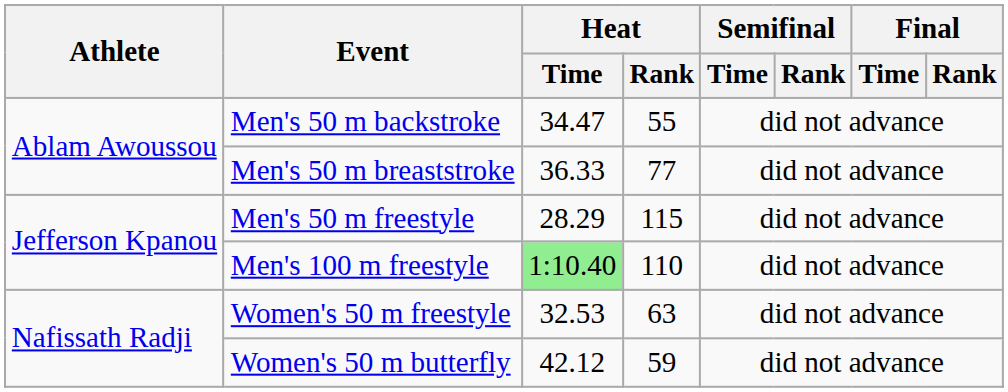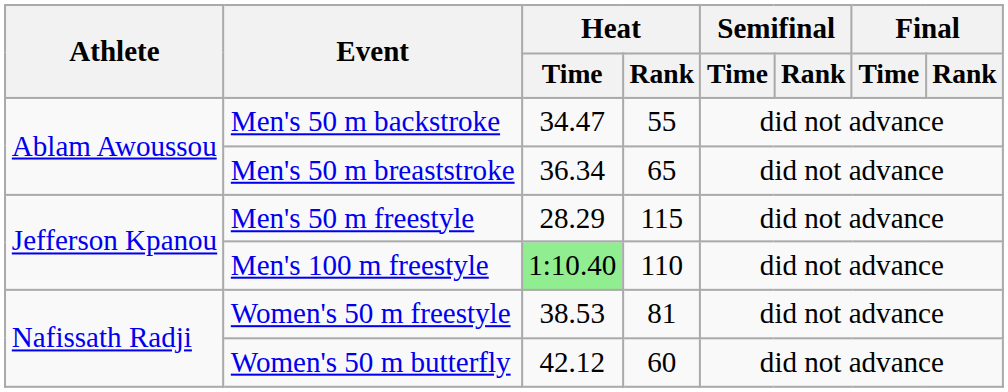(572, 170) 36.33 -> (572, 170) 36.34
(662, 170) 77 -> (662, 170) 65
(572, 314) 32.53 -> (572, 314) 38.53
(662, 314) 63 -> (662, 314) 81
(662, 362) 59 -> (662, 362) 60
